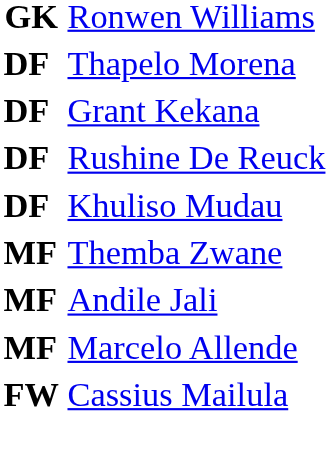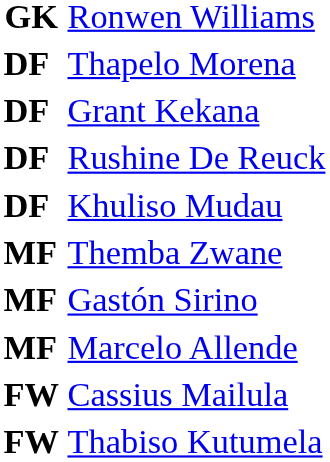- row: (142, 300)
+ row: (163, 300)
+ row: (195, 441)
